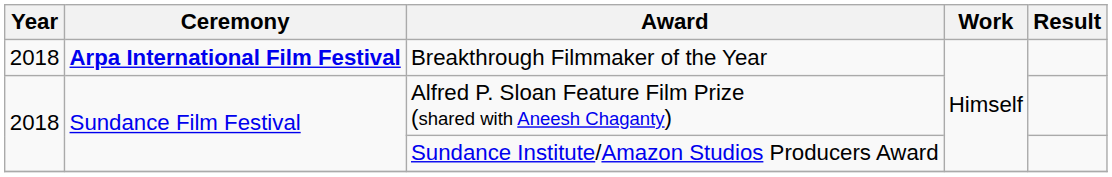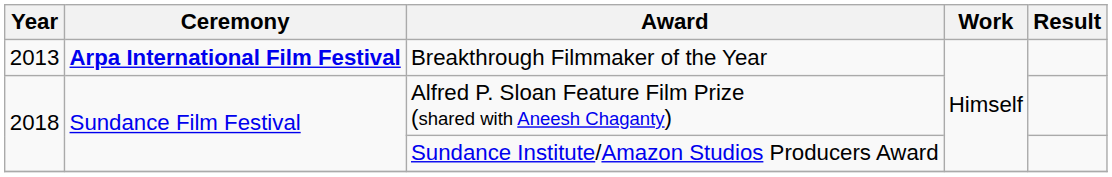(35, 57) 2018 -> (35, 57) 2013
